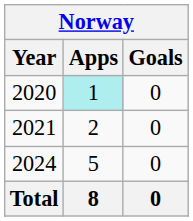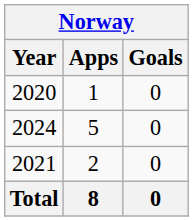(93, 92) paleturquoise background -> (93, 92) no background
rows swapped: (34, 127) <-> (34, 163)
